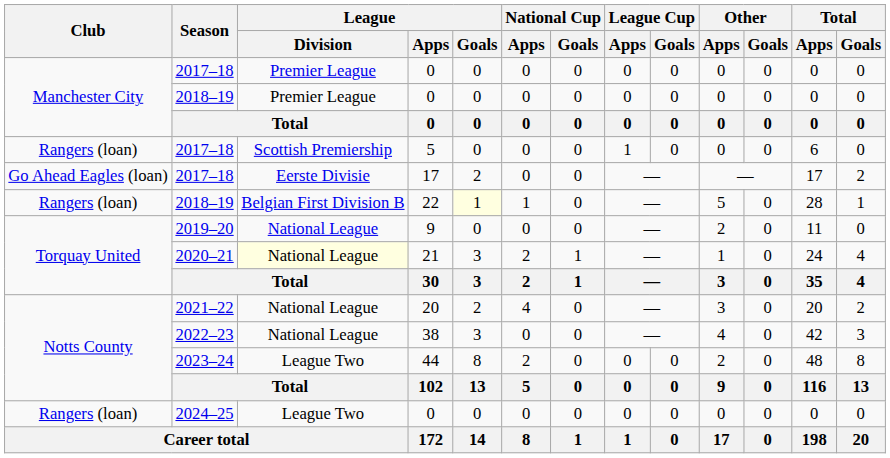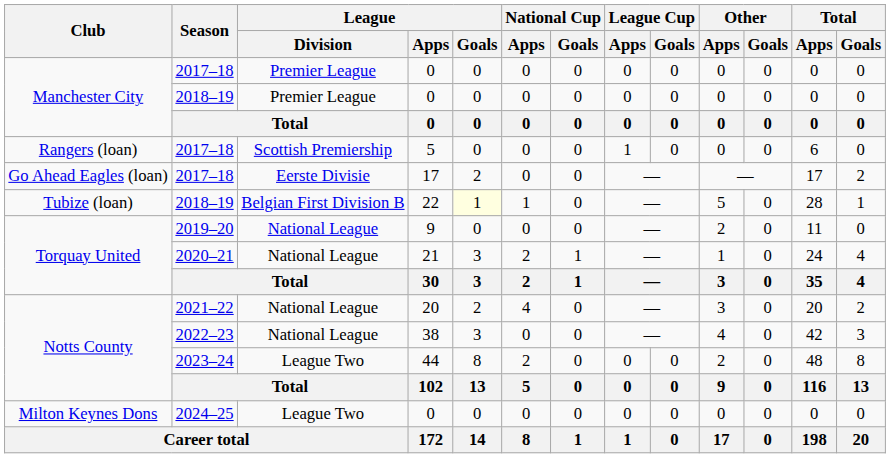(88, 202) Rangers (loan) -> (88, 202) Tubize (loan)
(323, 255) lightyellow background -> (323, 255) no background
(88, 413) Rangers (loan) -> (88, 413) Milton Keynes Dons
